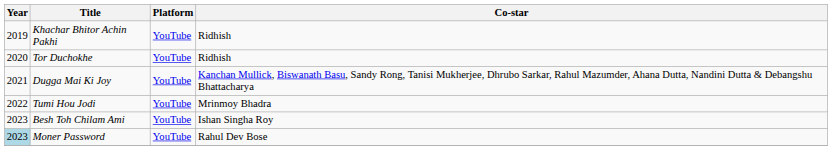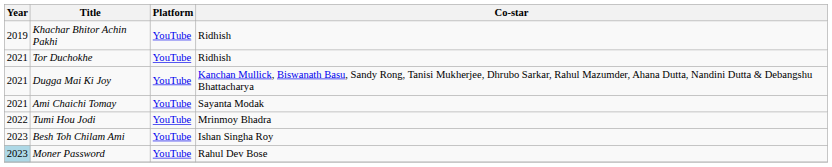(17, 58) 2020 -> (17, 58) 2021
+ row: (75, 103)
